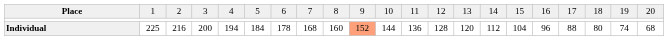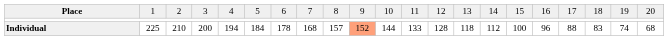(179, 28) 216 -> (179, 28) 210
(336, 28) 160 -> (336, 28) 157
(415, 28) 136 -> (415, 28) 133
(467, 28) 120 -> (467, 28) 118
(519, 28) 104 -> (519, 28) 100
(598, 28) 80 -> (598, 28) 83
